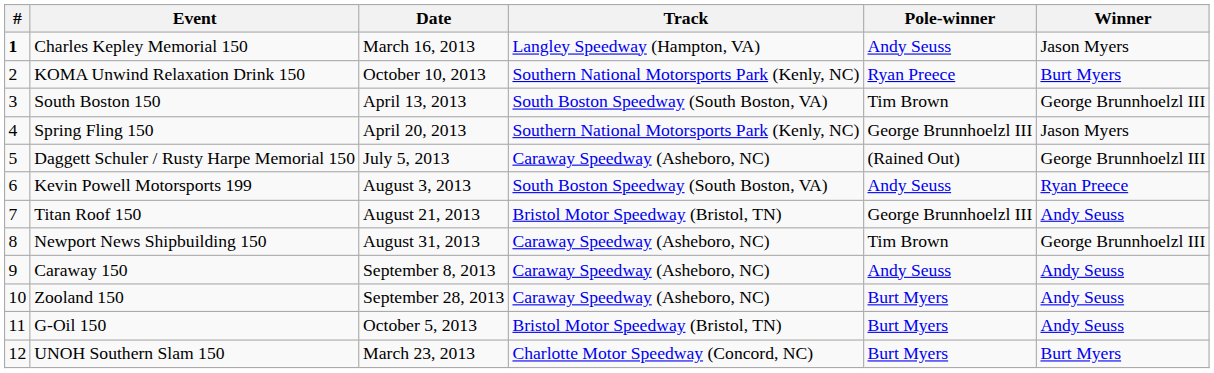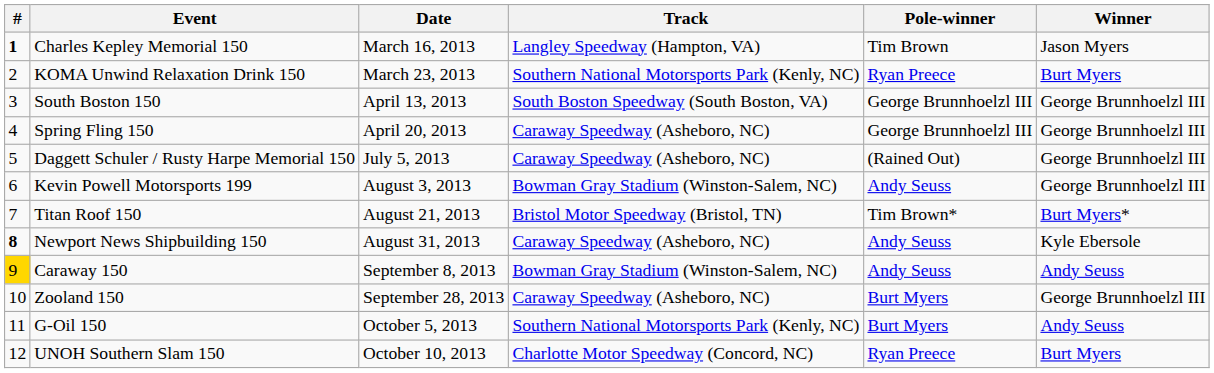(909, 46) Andy Seuss -> (908, 46) Tim Brown
(424, 74) October 10, 2013 -> (419, 74) March 23, 2013
(908, 102) Tim Brown -> (950, 102) George Brunnhoelzl III
(686, 130) Southern National Motorsports Park (Kenly, NC) -> (641, 130) Caraway Speedway (Asheboro, NC)
(1085, 130) Jason Myers -> (1123, 130) George Brunnhoelzl III
(670, 185) South Boston Speedway (South Boston, VA) -> (675, 185) Bowman Gray Stadium (Winston-Salem, NC)
(1084, 185) Ryan Preece -> (1123, 185) George Brunnhoelzl III
(950, 213) George Brunnhoelzl III -> (912, 213) Tim Brown*
(1082, 213) Andy Seuss -> (1085, 213) Burt Myers*
(13, 241) normal -> (13, 241) bold
(908, 241) Tim Brown -> (909, 241) Andy Seuss
(1123, 241) George Brunnhoelzl III -> (1091, 241) Kyle Ebersole
(13, 269) no background -> (13, 269) gold background
(641, 269) Caraway Speedway (Asheboro, NC) -> (675, 269) Bowman Gray Stadium (Winston-Salem, NC)
(1082, 297) Andy Seuss -> (1123, 297) George Brunnhoelzl III
(647, 325) Bristol Motor Speedway (Bristol, TN) -> (686, 325) Southern National Motorsports Park (Kenly, NC)
(419, 353) March 23, 2013 -> (424, 353) October 10, 2013
(908, 353) Burt Myers -> (911, 353) Ryan Preece
